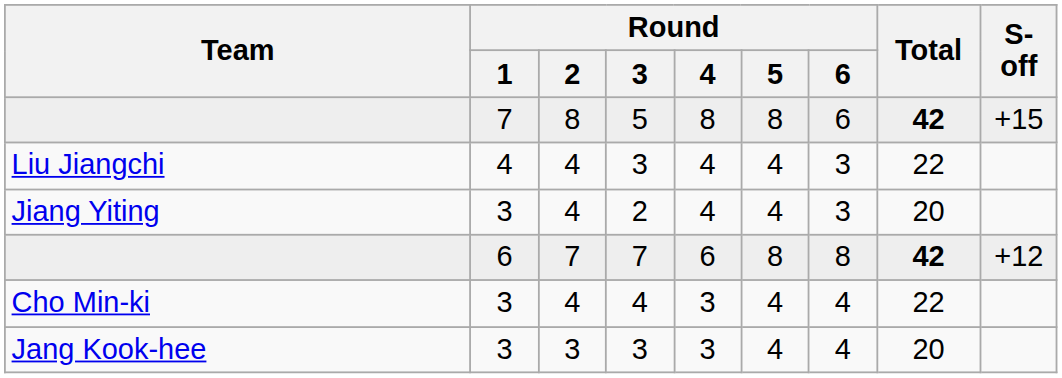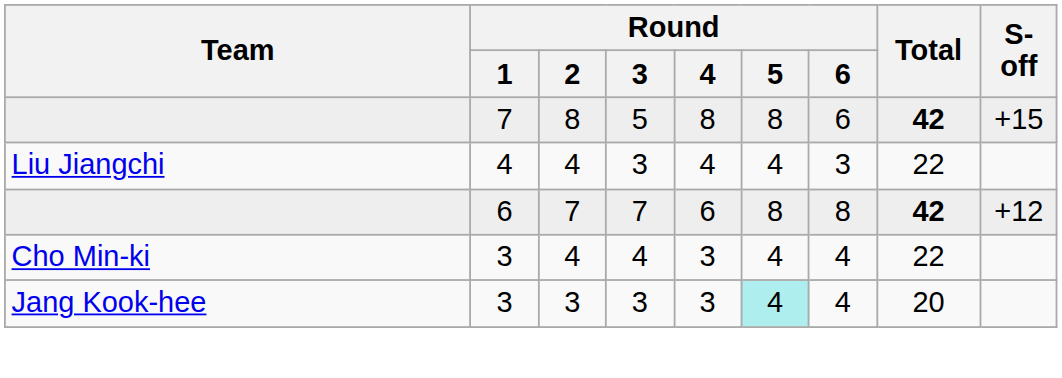- row: (86, 211)
(775, 348) no background -> (775, 303) paleturquoise background
